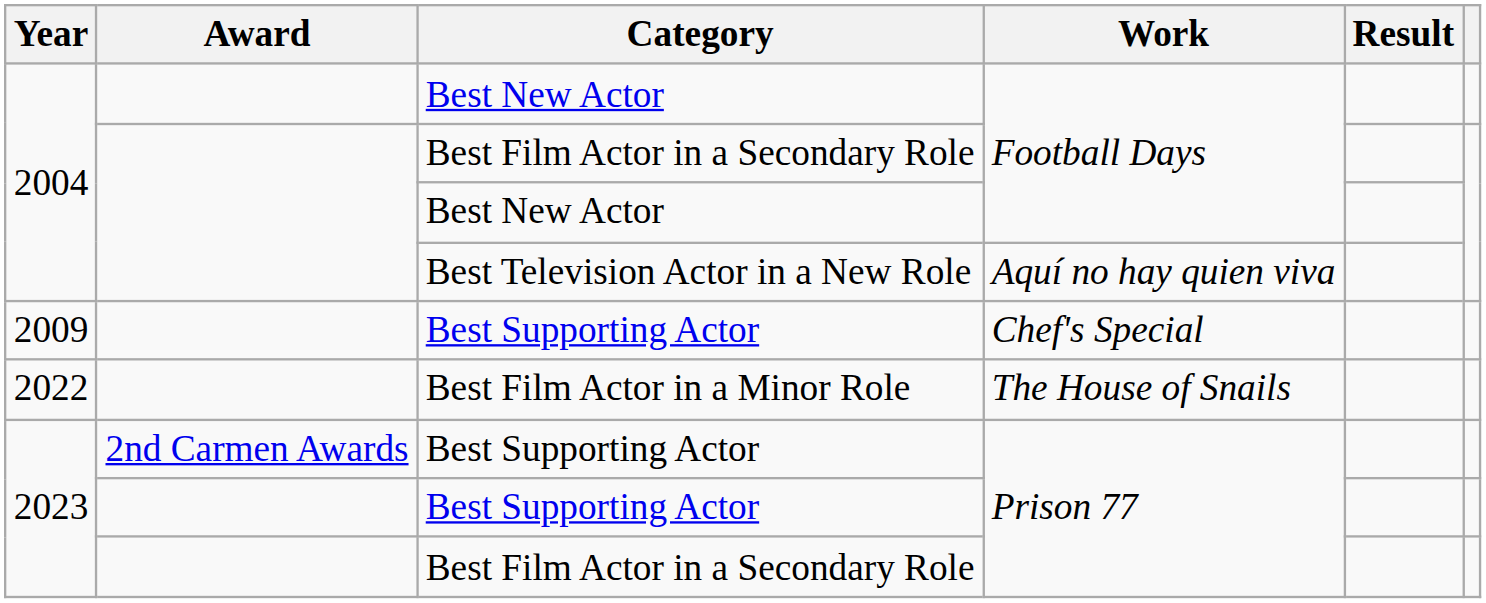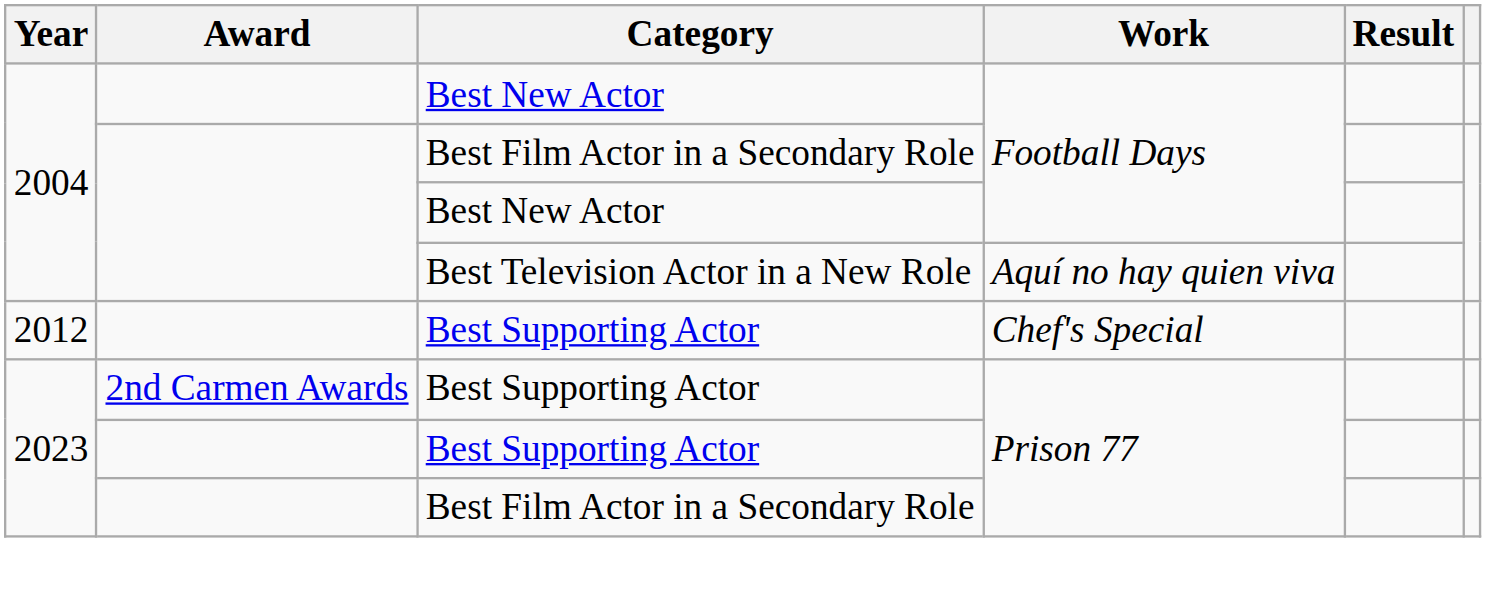(51, 329) 2009 -> (51, 329) 2012
- row: (668, 388)
